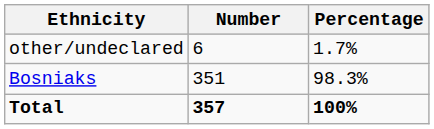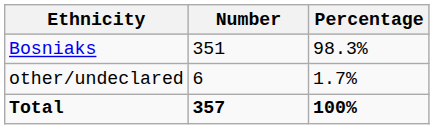rows swapped: (53, 79) <-> (96, 49)
